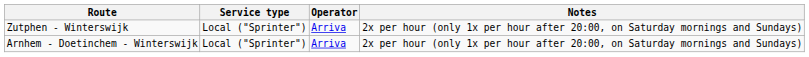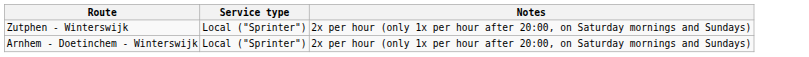- column: (334, 12)
